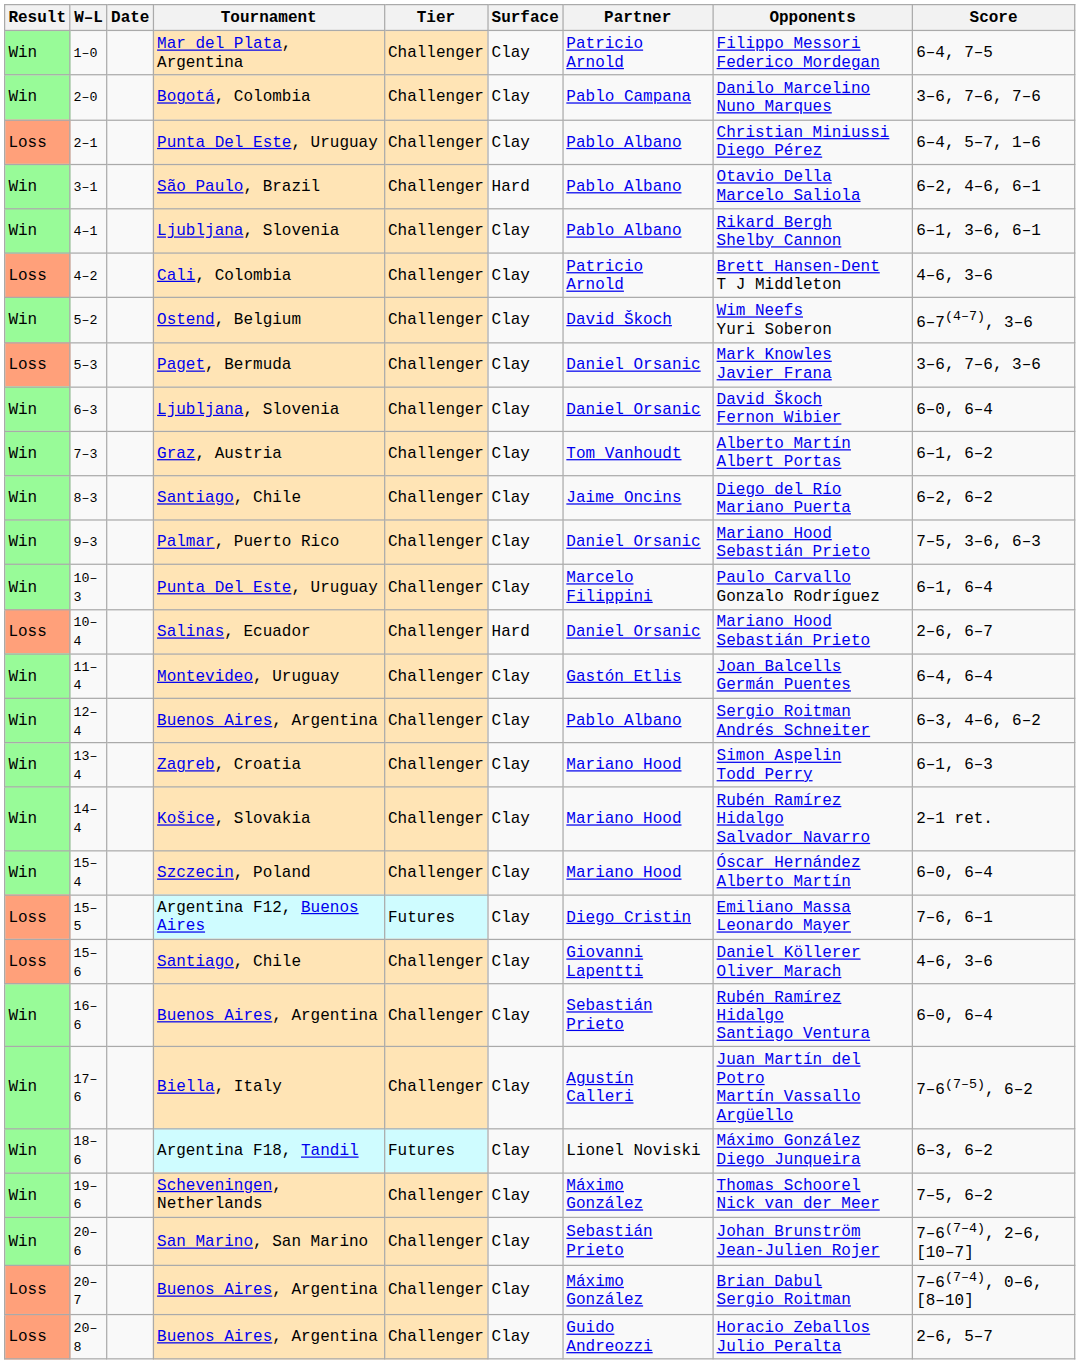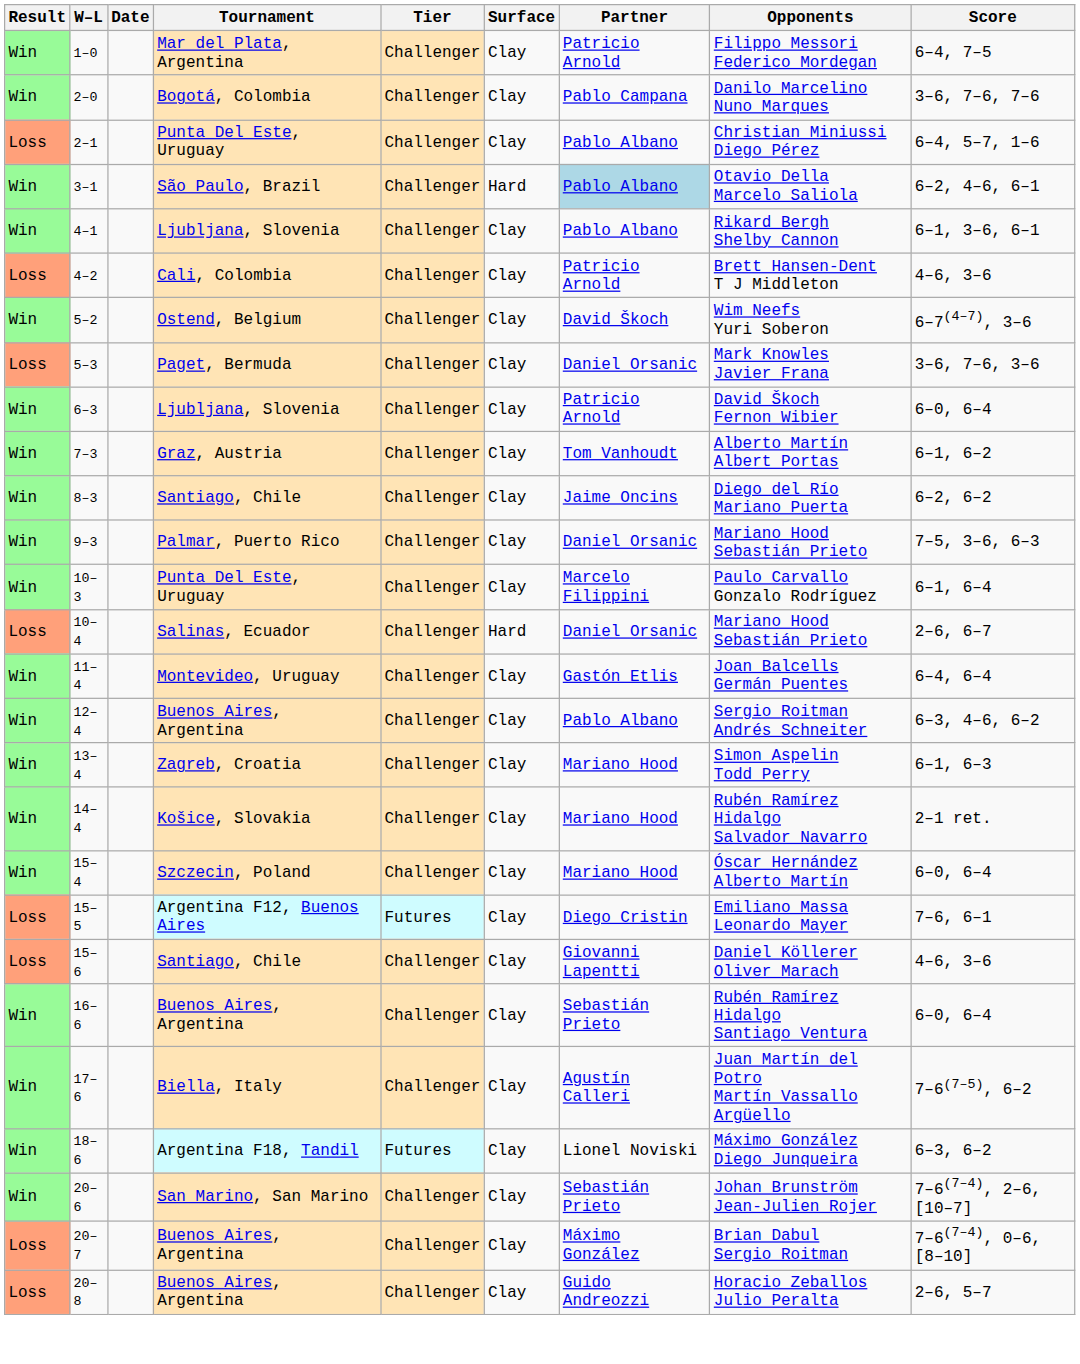(624, 186) no background -> (620, 186) lightblue background
(634, 409) Daniel Orsanic -> (601, 409) Patricio Arnold
- row: (86, 1196)
